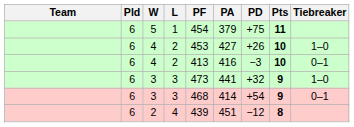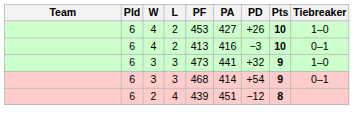- row: (153, 29)
